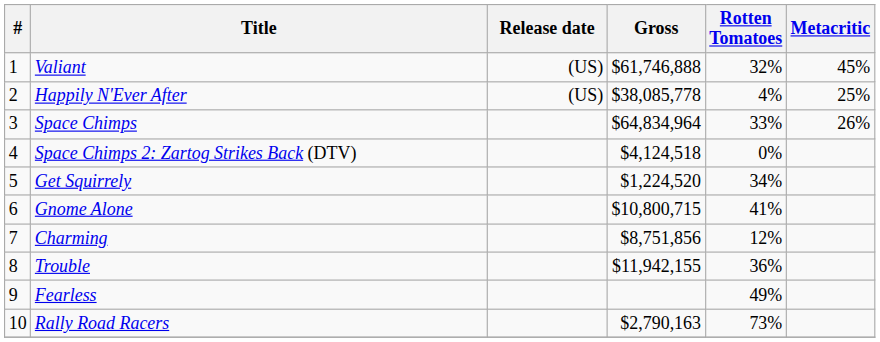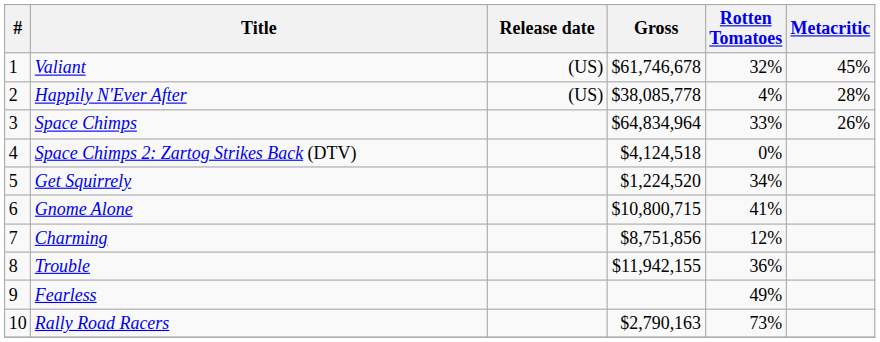(656, 67) $61,746,888 -> (656, 67) $61,746,678
(854, 95) 25% -> (854, 95) 28%
